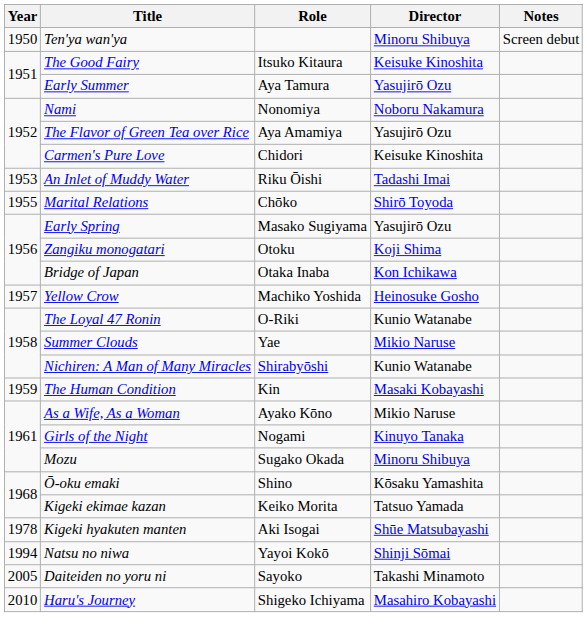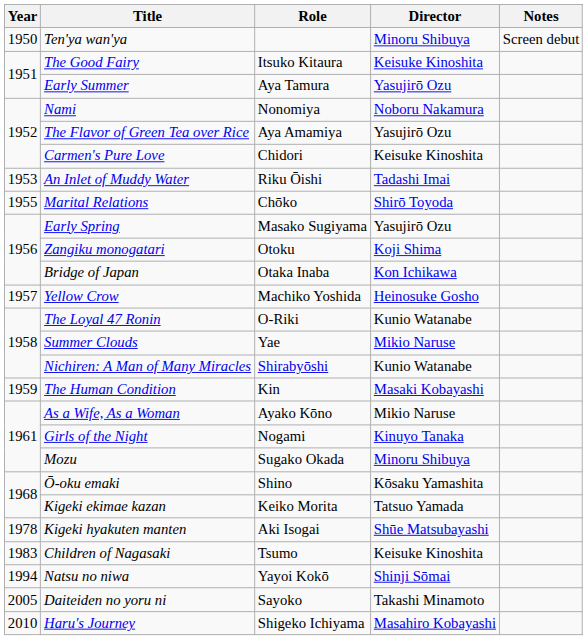+ row: (107, 553)
